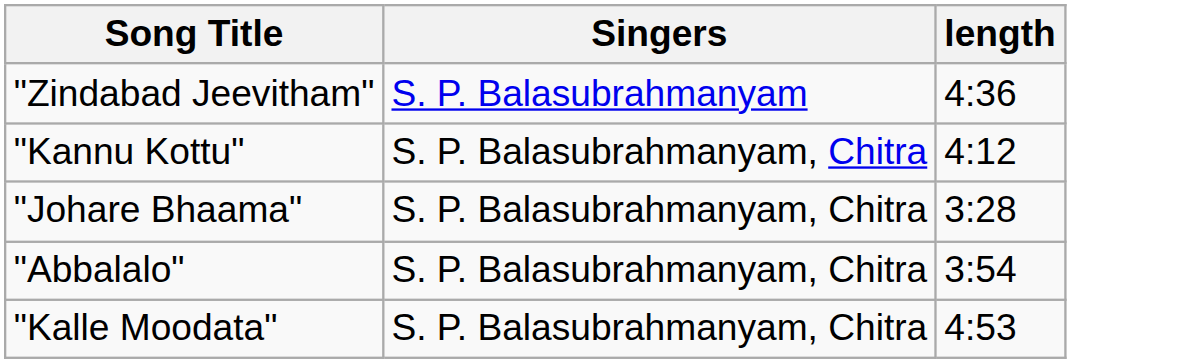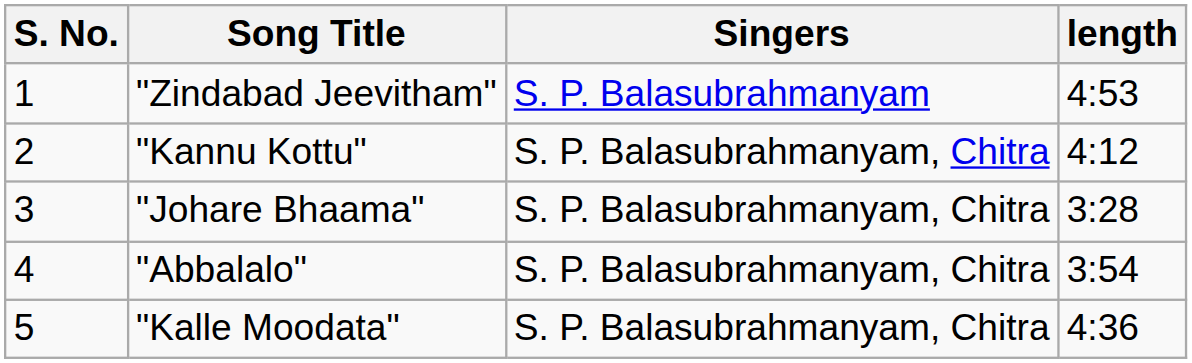+ column: (66, 33)
(980, 92) 4:36 -> (1103, 92) 4:53
(980, 328) 4:53 -> (1103, 328) 4:36
